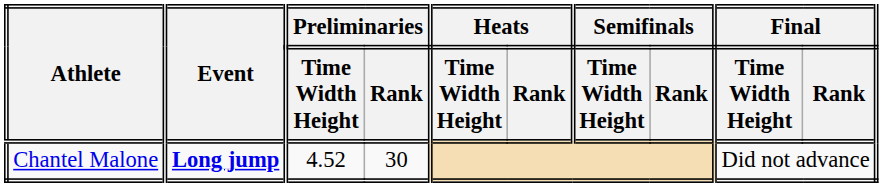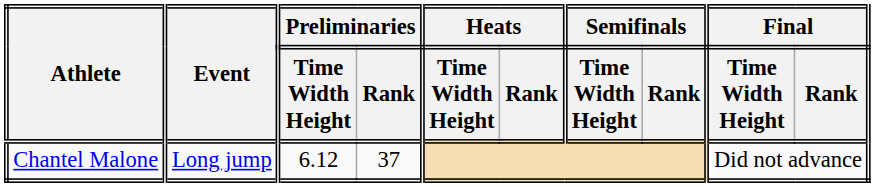(226, 160) bold -> (222, 160) normal
(326, 160) 4.52 -> (318, 160) 6.12
(396, 160) 30 -> (389, 160) 37
